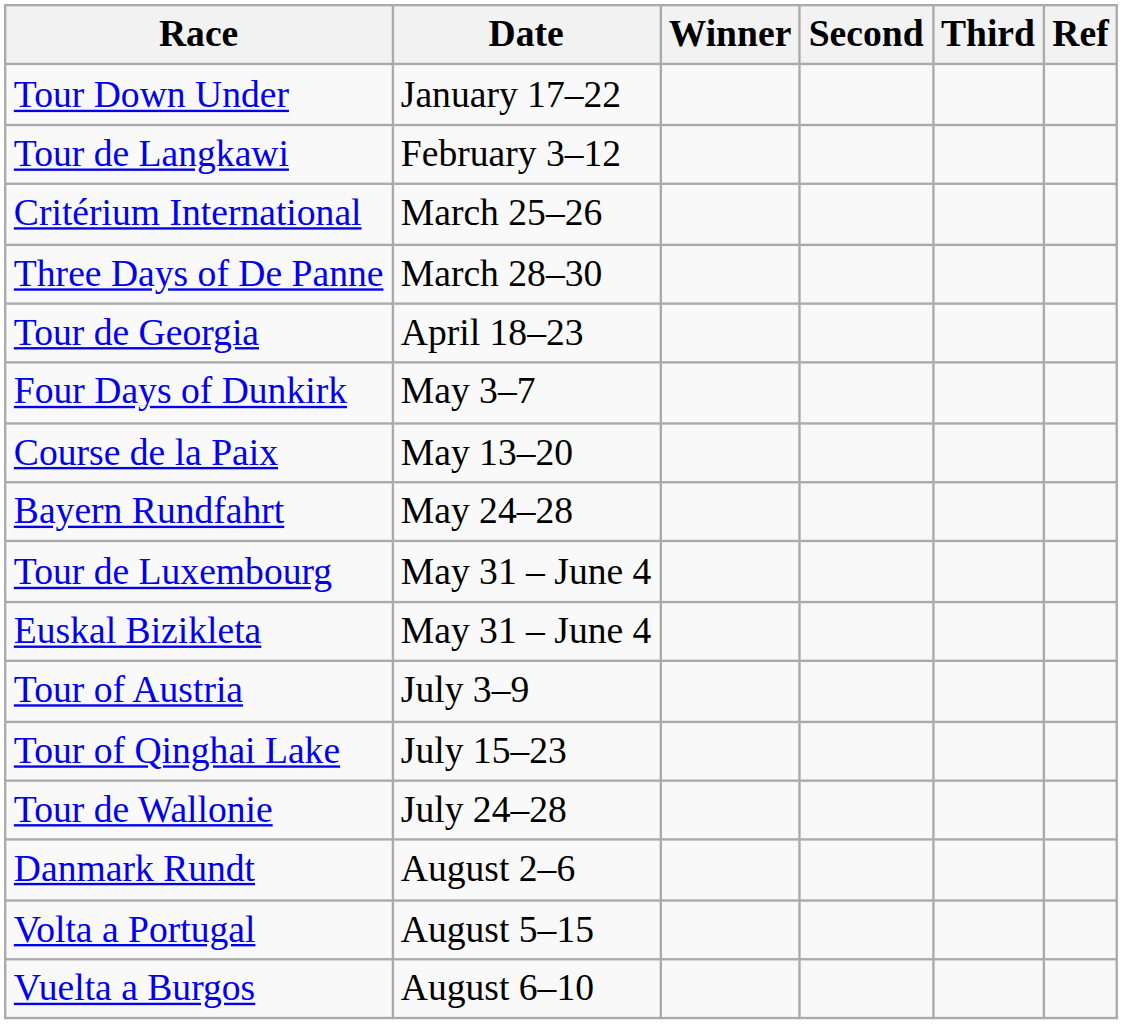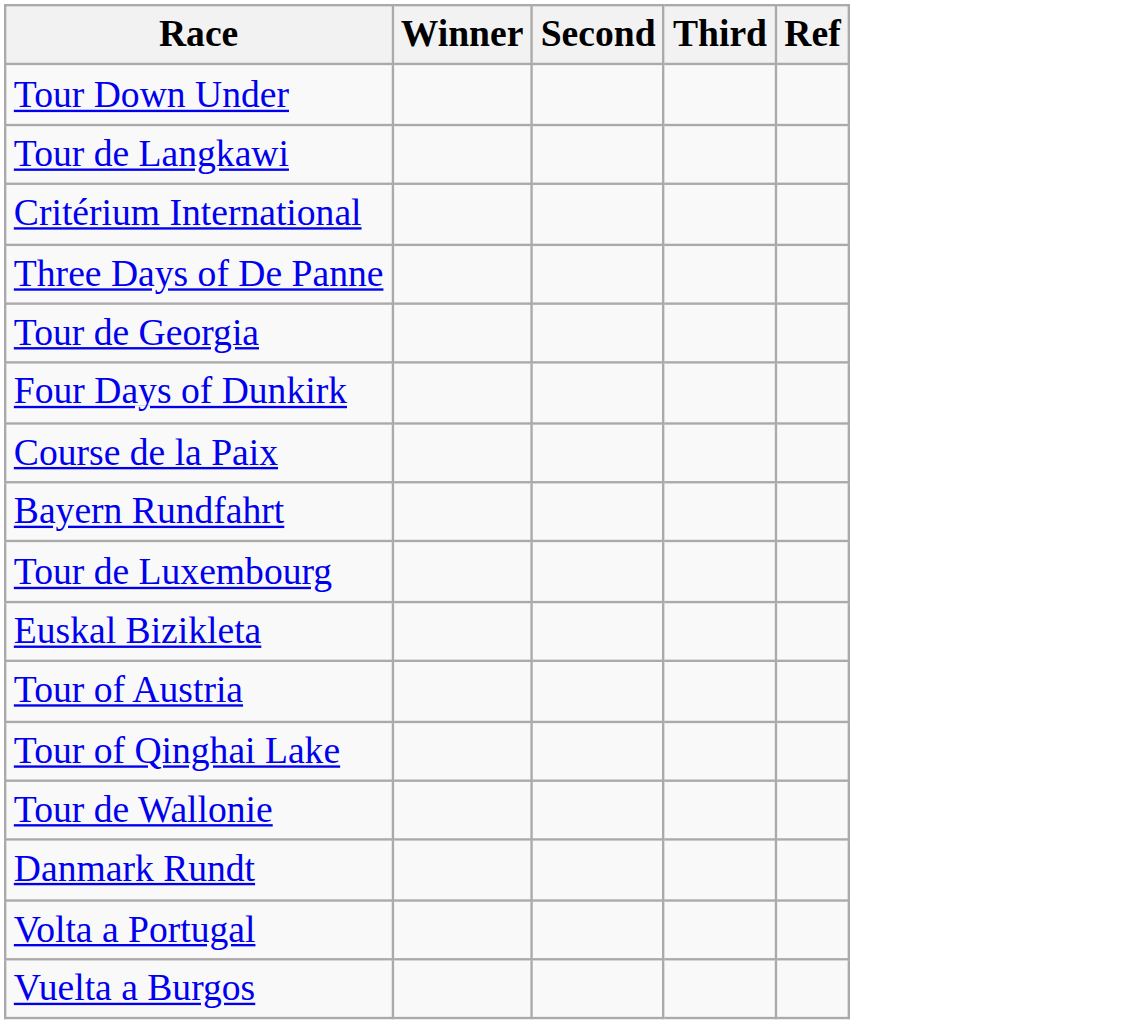- column: (526, 34)
